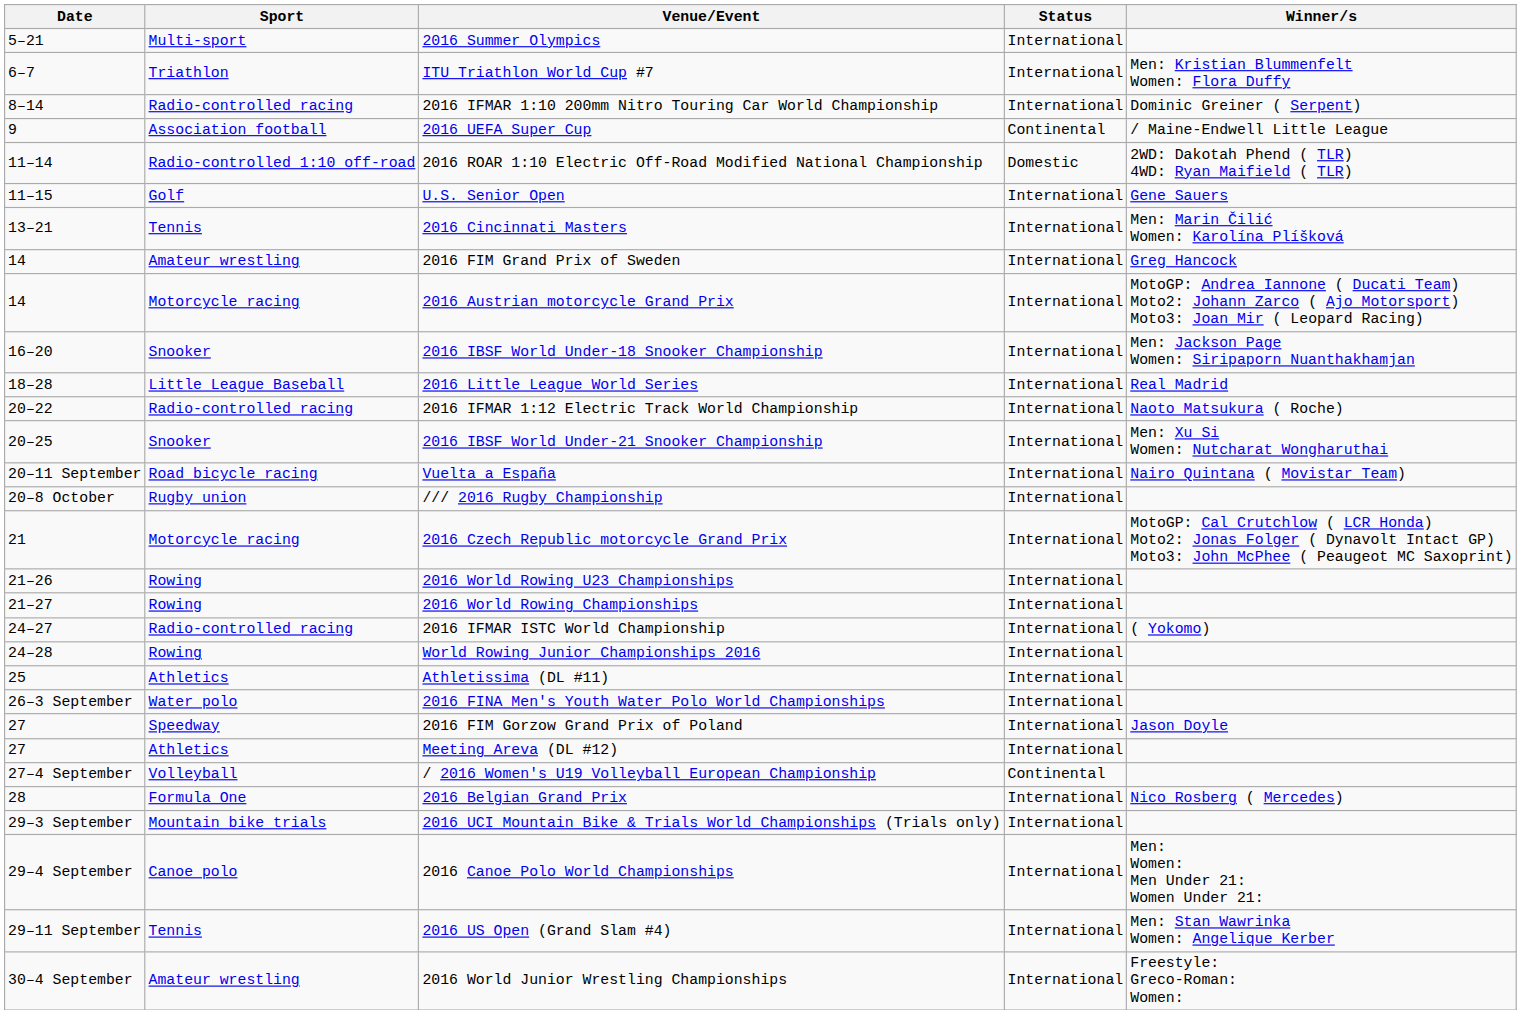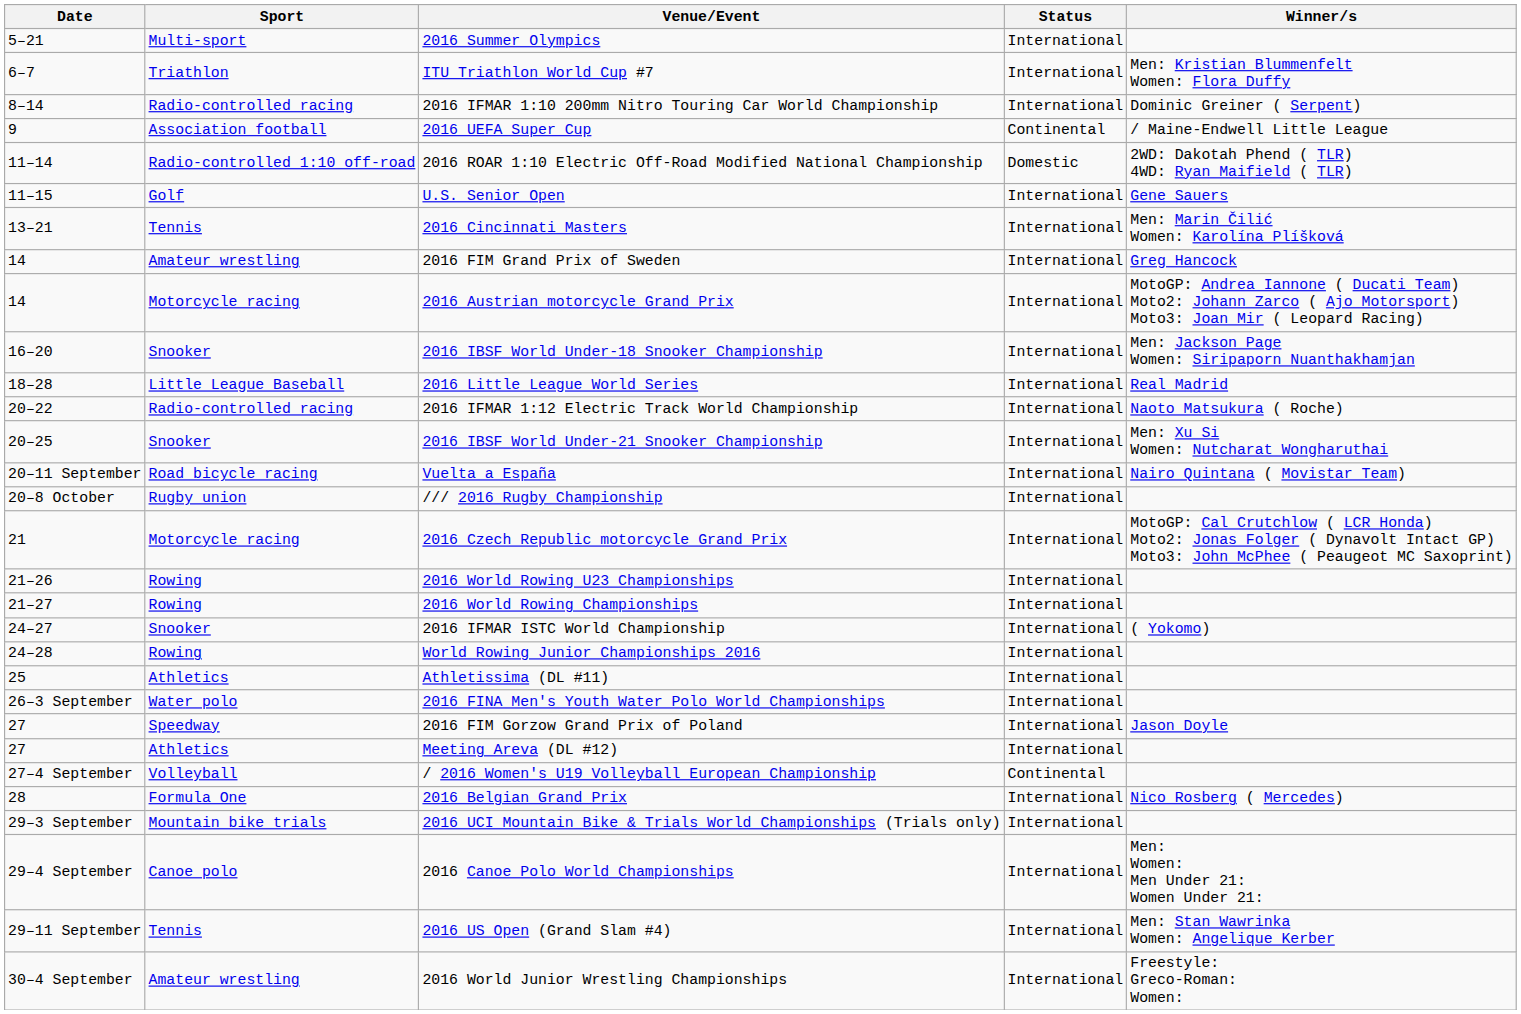(251, 629) Radio-controlled racing -> (180, 629) Snooker
